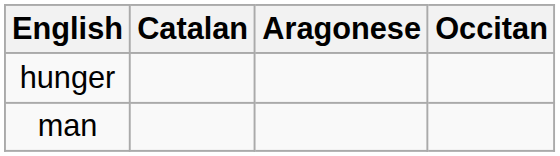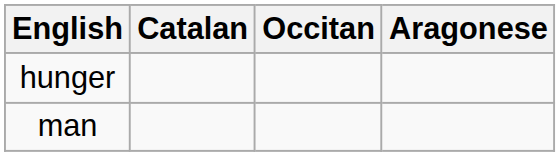columns swapped: (492, 28) <-> (342, 28)
